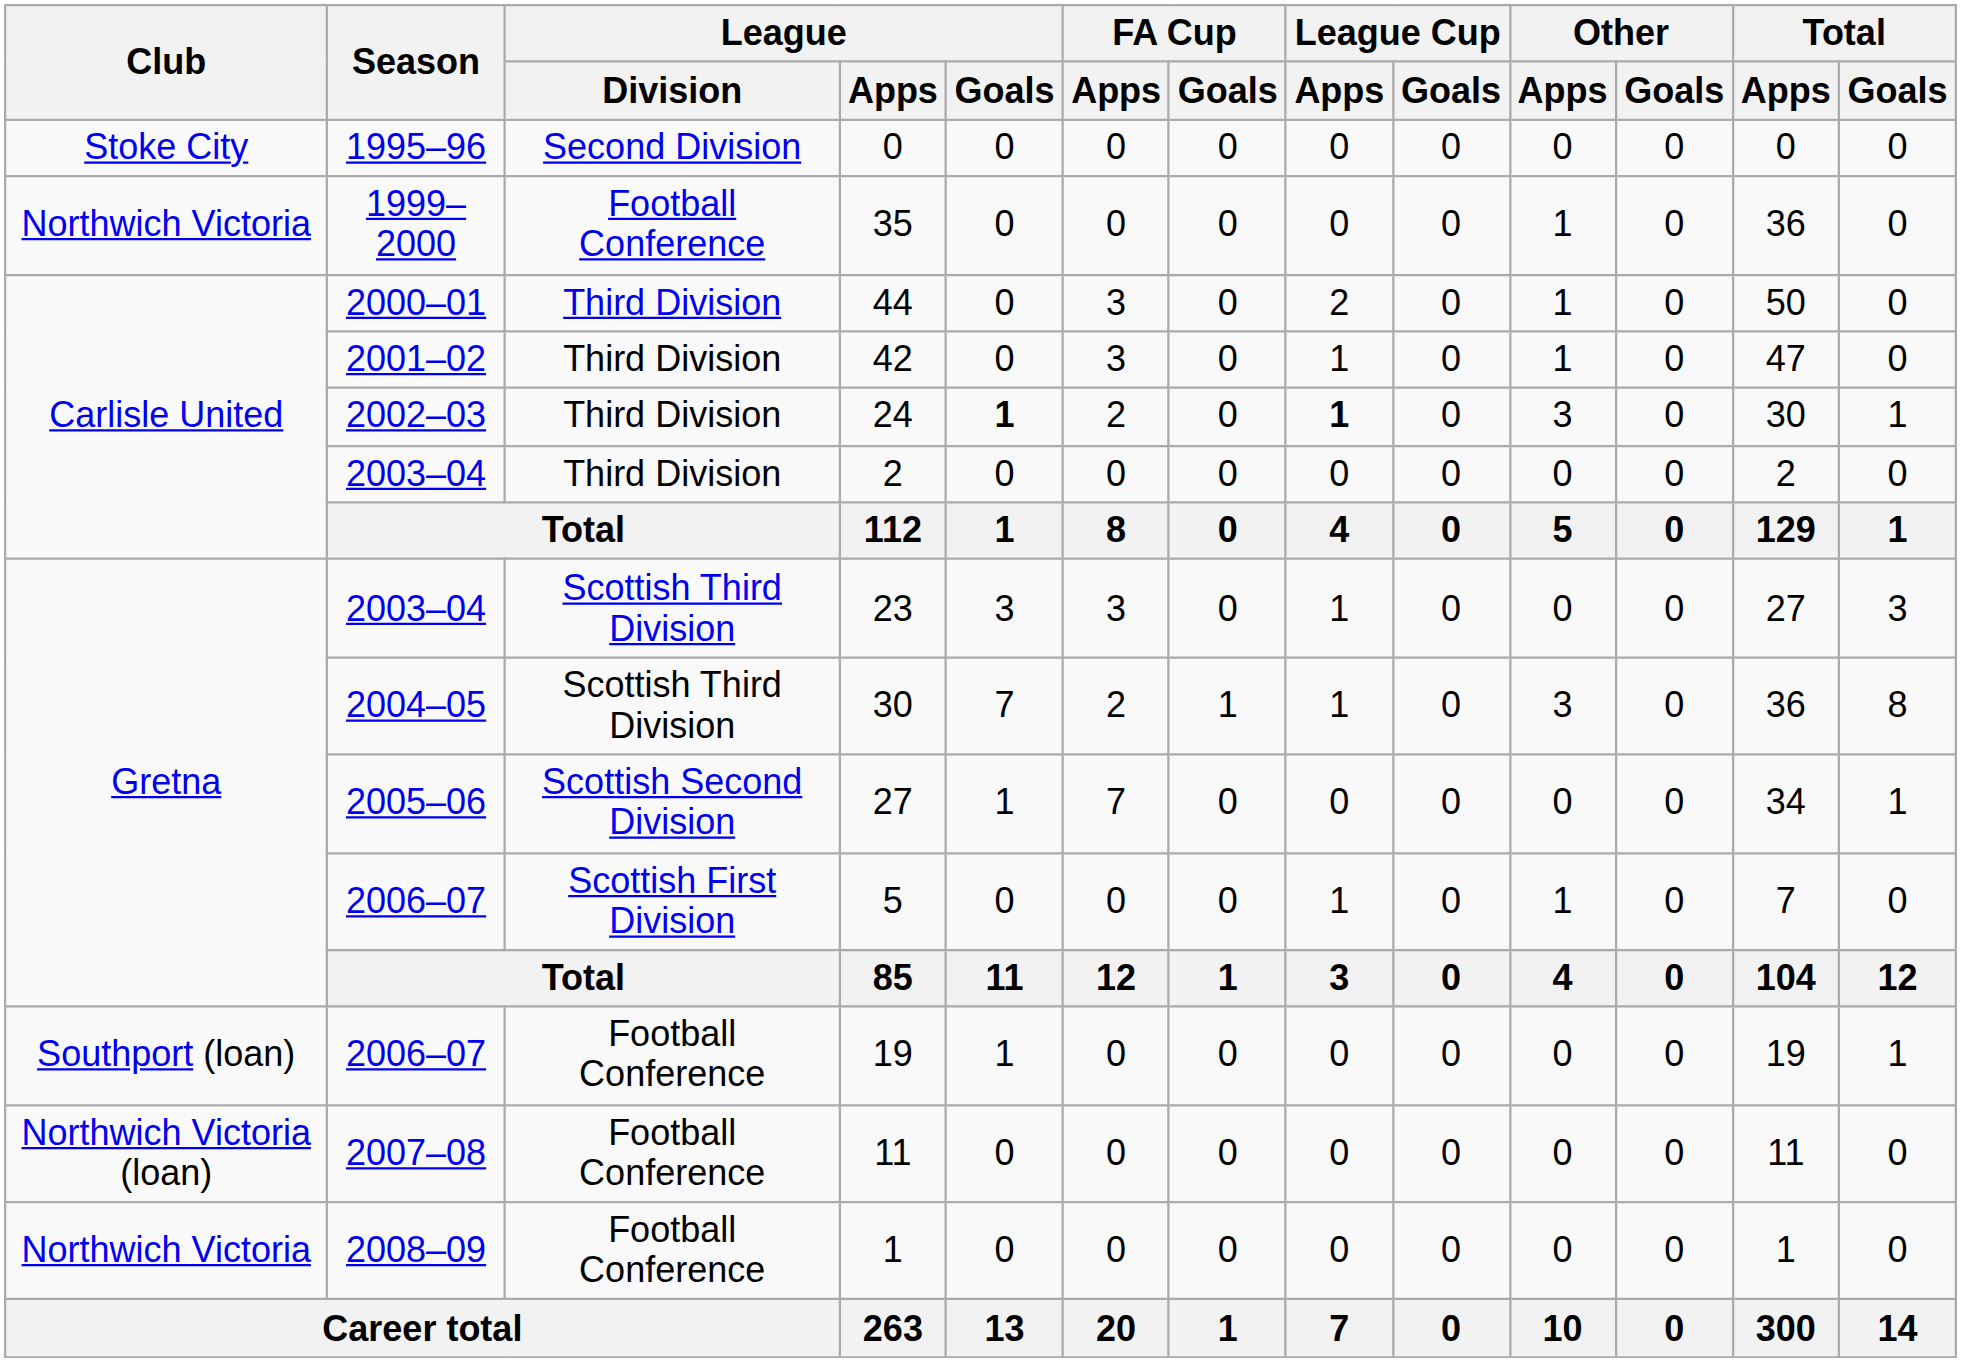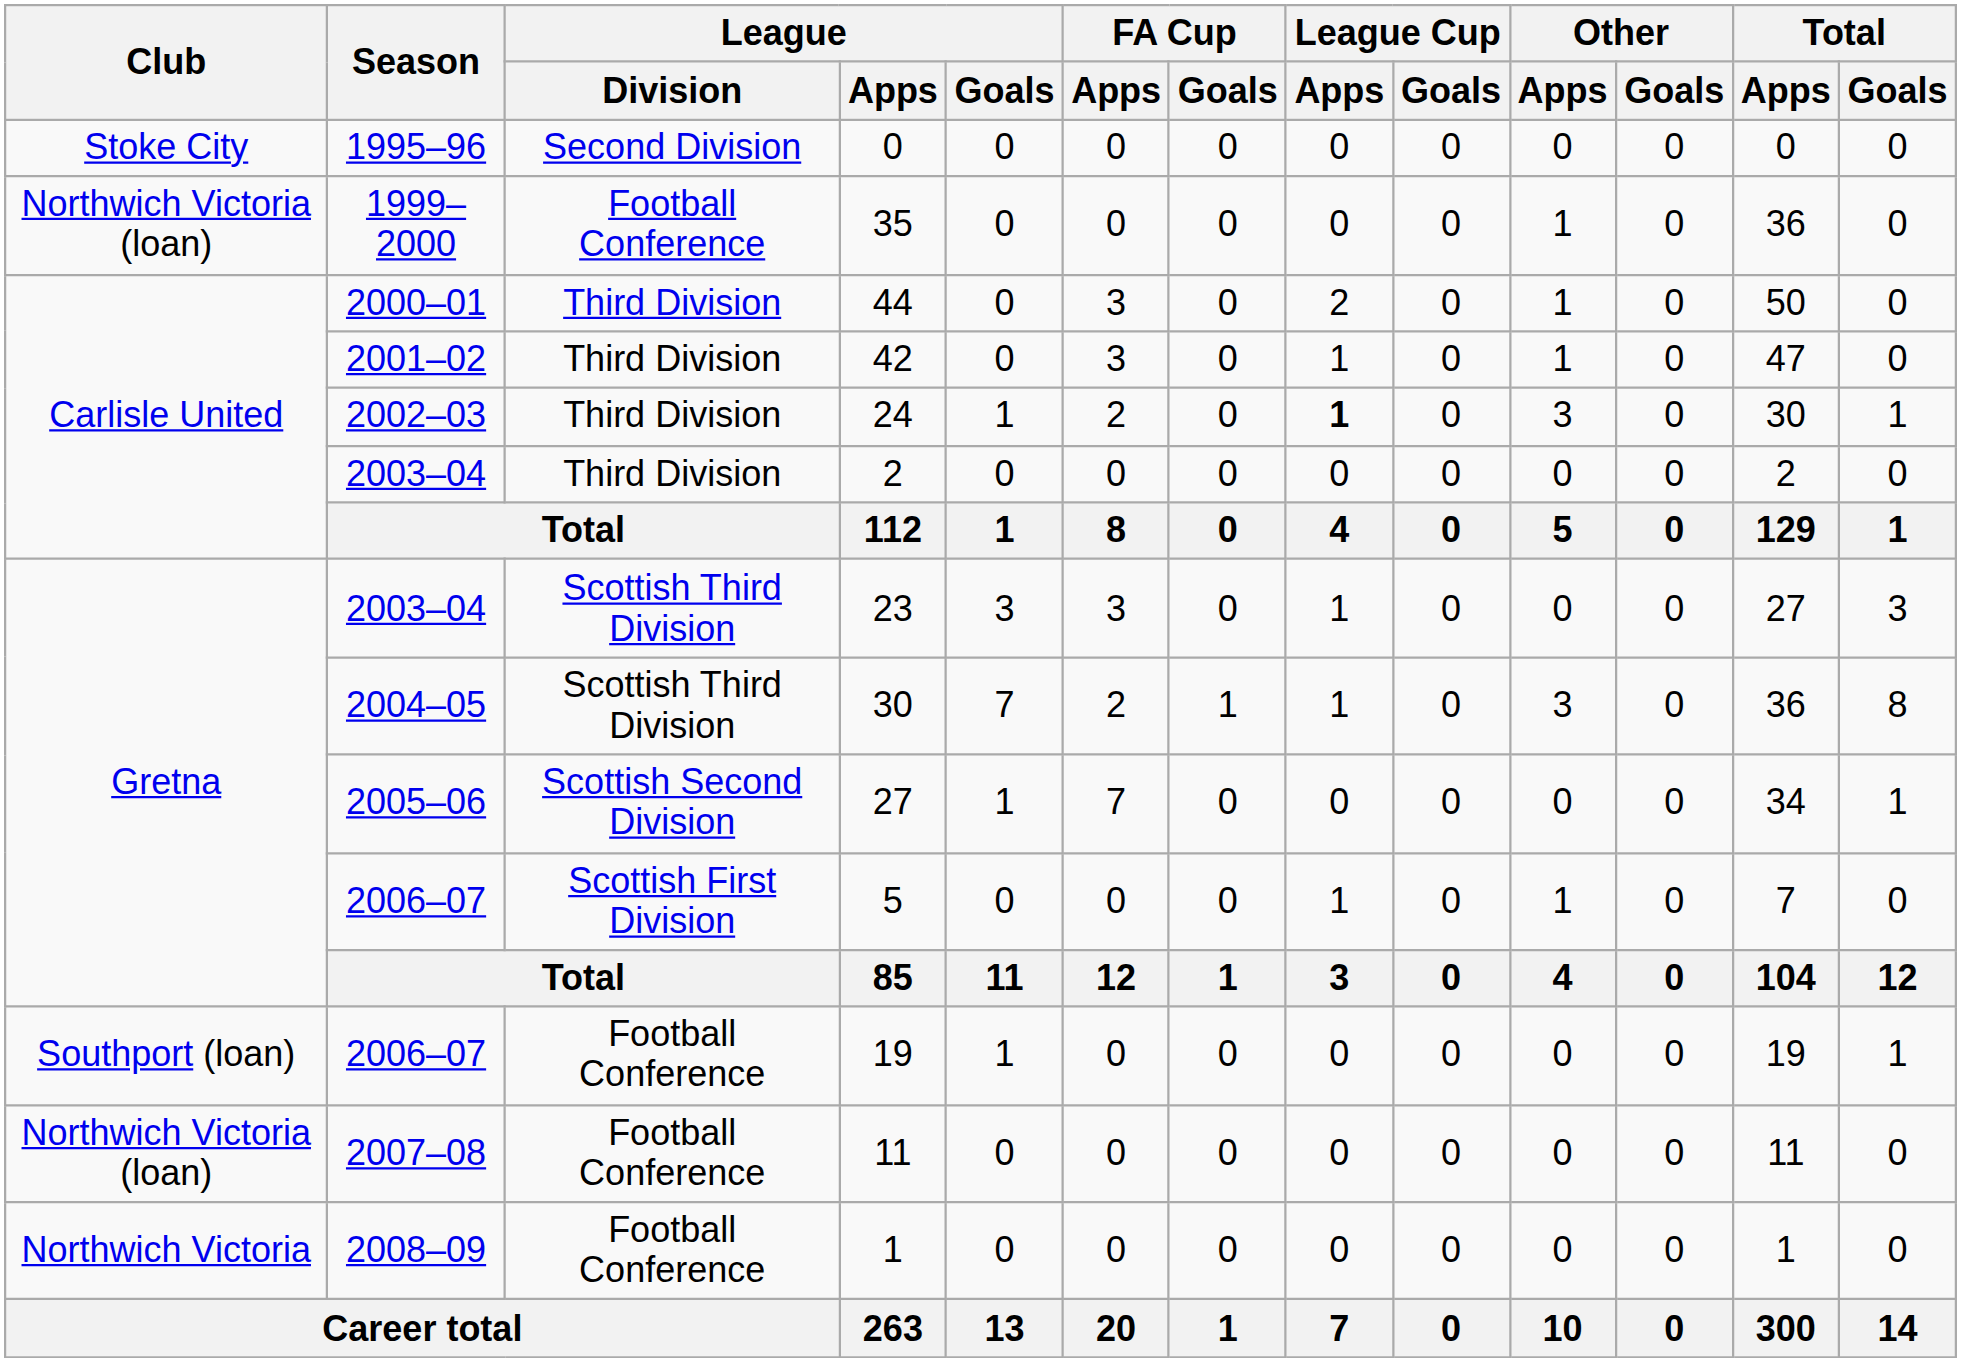(166, 224) Northwich Victoria -> (166, 224) Northwich Victoria (loan)
(1005, 416) bold -> (1005, 416) normal
